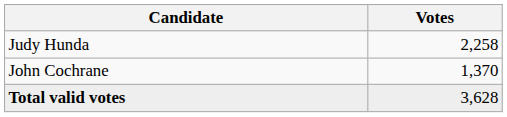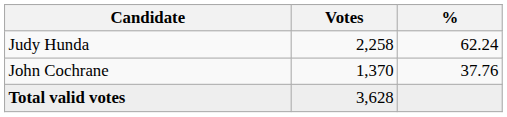+ column: (450, 17)
